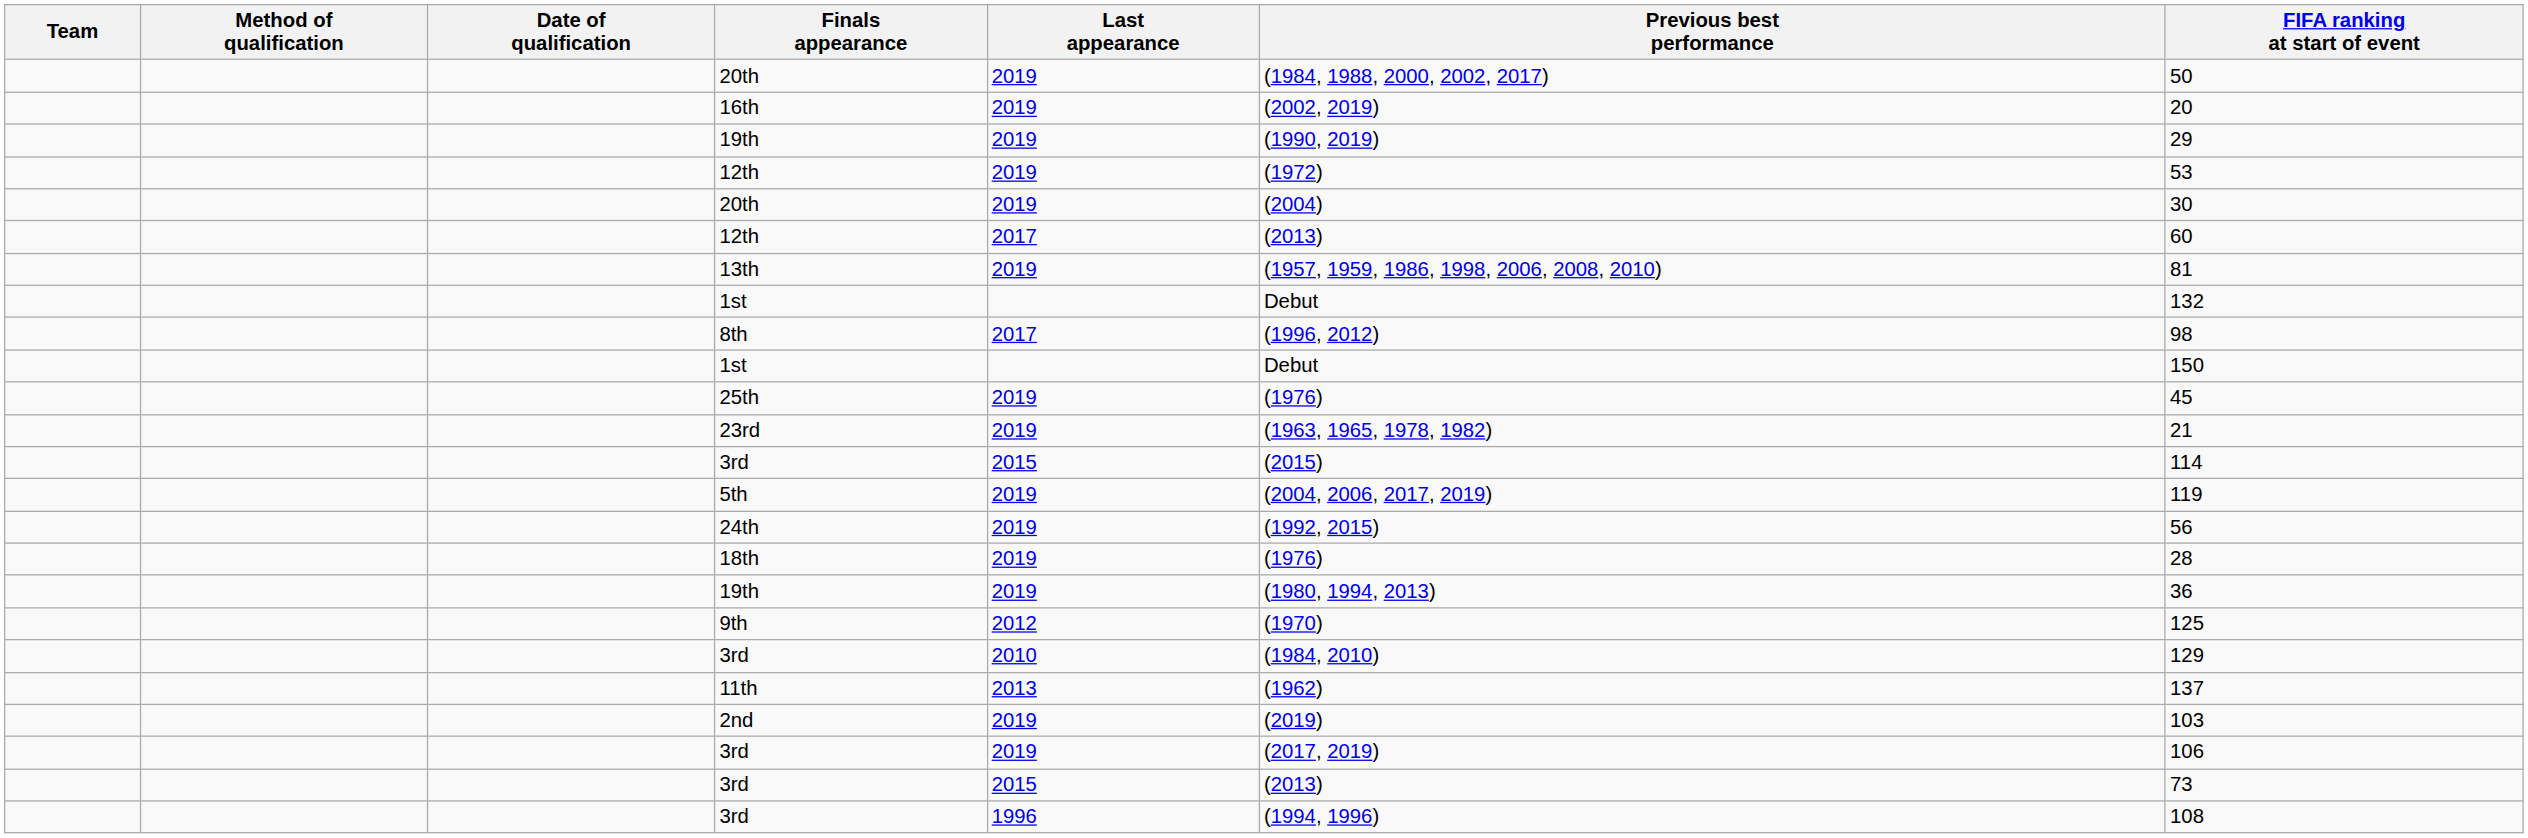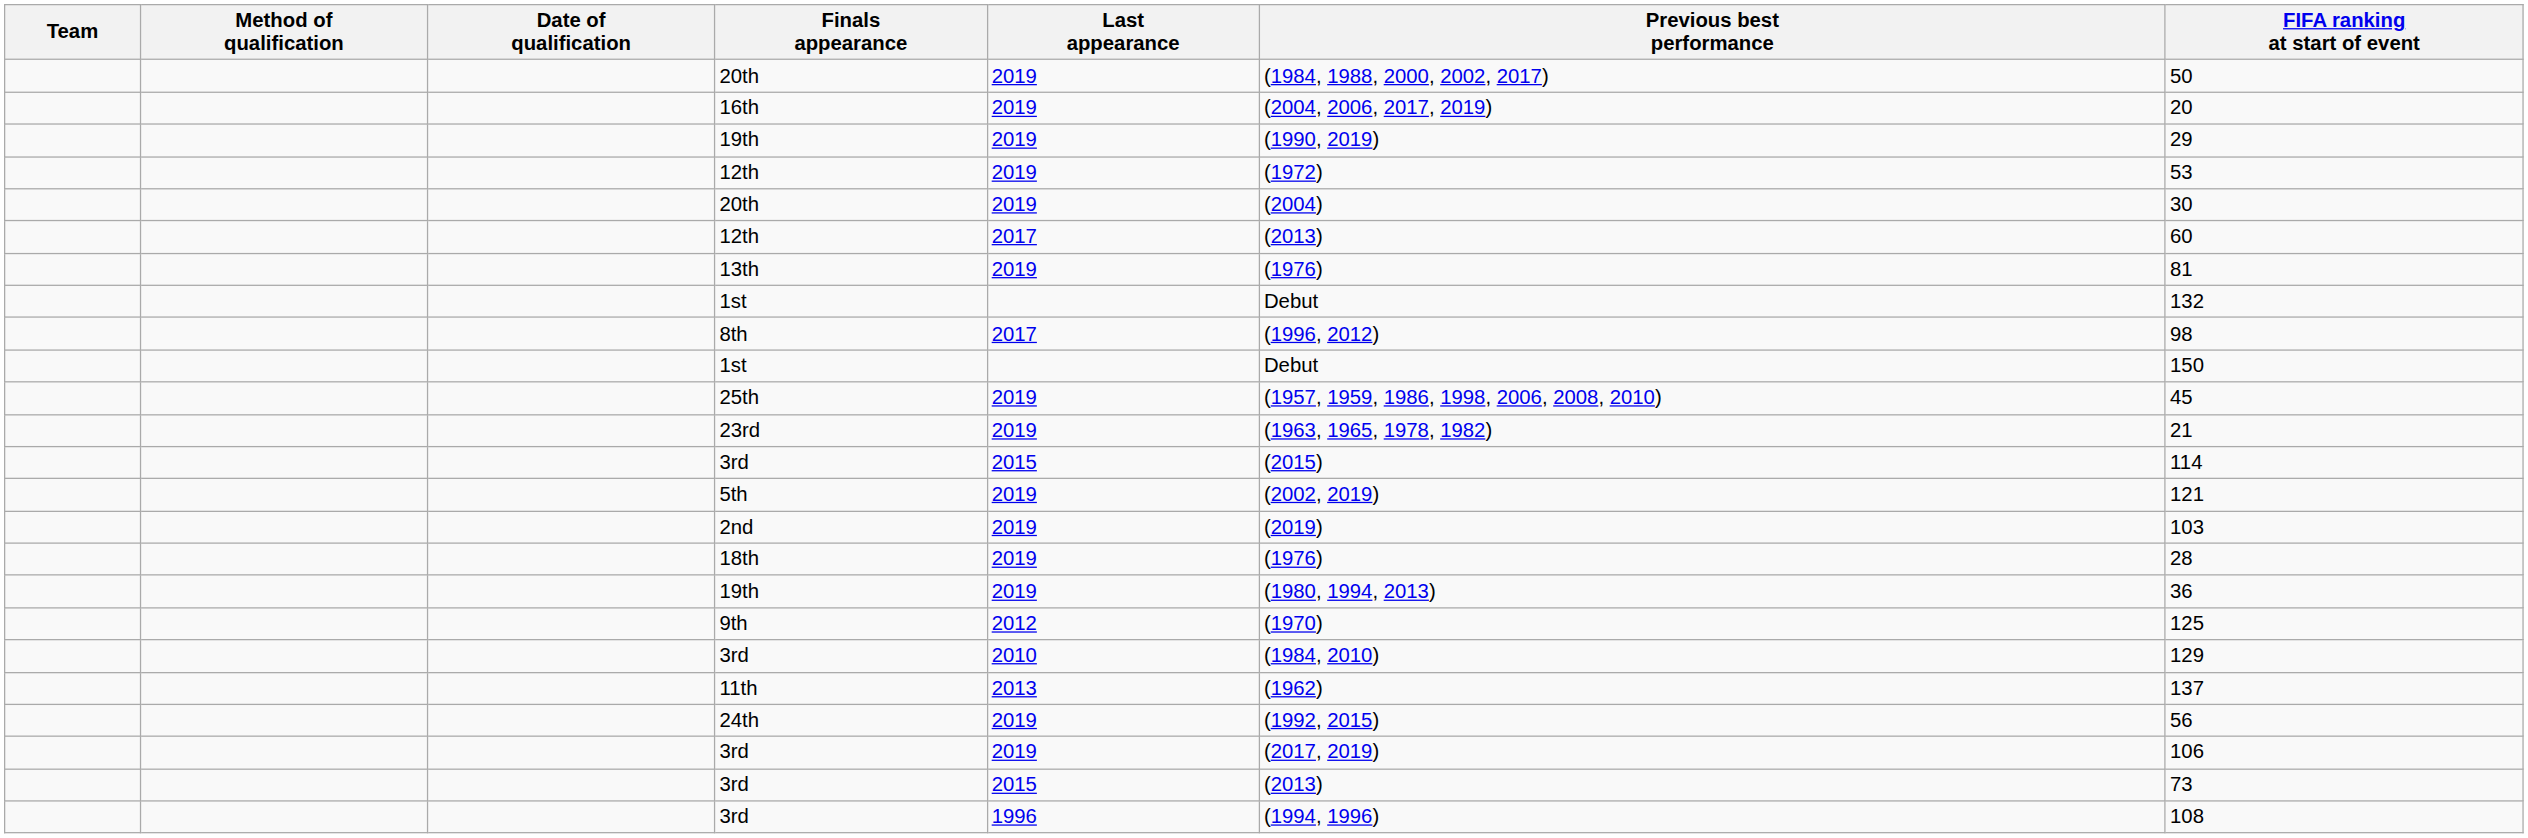(1322, 107) (2002, 2019) -> (1378, 107) (2004, 2006, 2017, 2019)
(1463, 269) (1957, 1959, 1986, 1998, 2006, 2008, 2010) -> (1293, 269) (1976)
(1293, 397) (1976) -> (1463, 397) (1957, 1959, 1986, 1998, 2006, 2008, 2010)
(1378, 494) (2004, 2006, 2017, 2019) -> (1322, 494) (2002, 2019)
(2186, 494) 119 -> (2187, 494) 121
rows swapped: (72, 527) <-> (72, 720)
